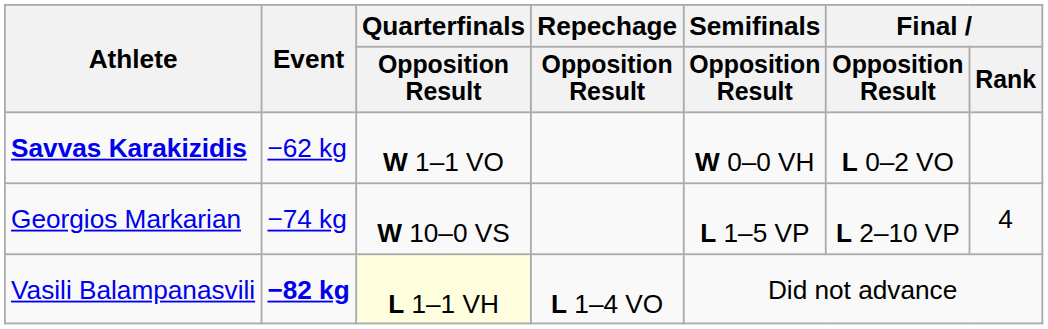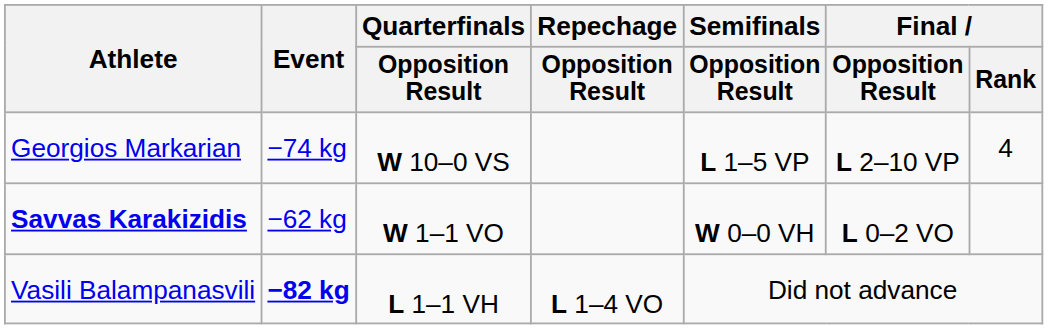rows swapped: (129, 148) <-> (126, 219)
(443, 304) lightyellow background -> (443, 304) no background
